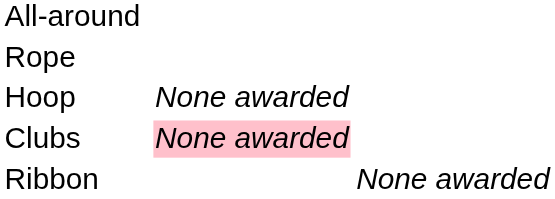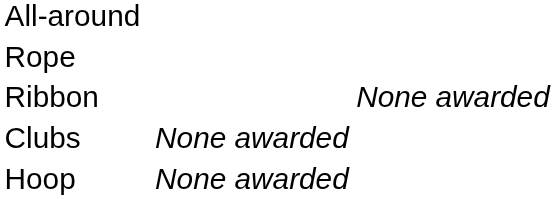rows swapped: (40, 97) <-> (52, 179)
(252, 138) pink background -> (252, 138) no background
